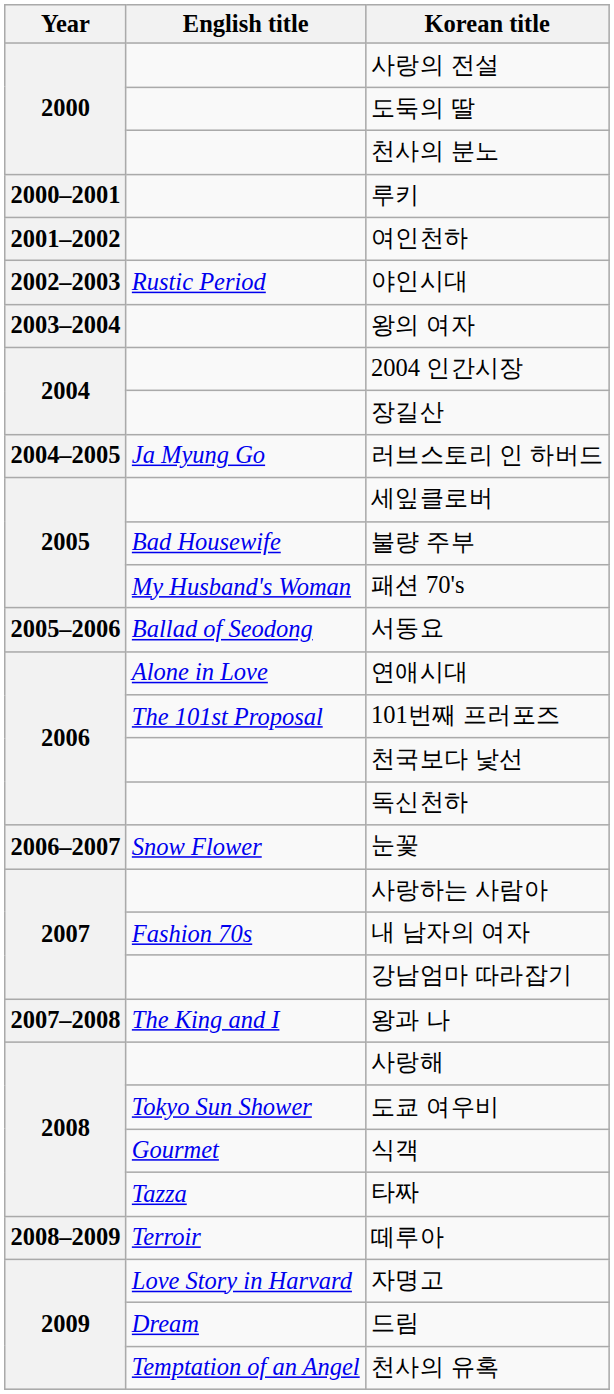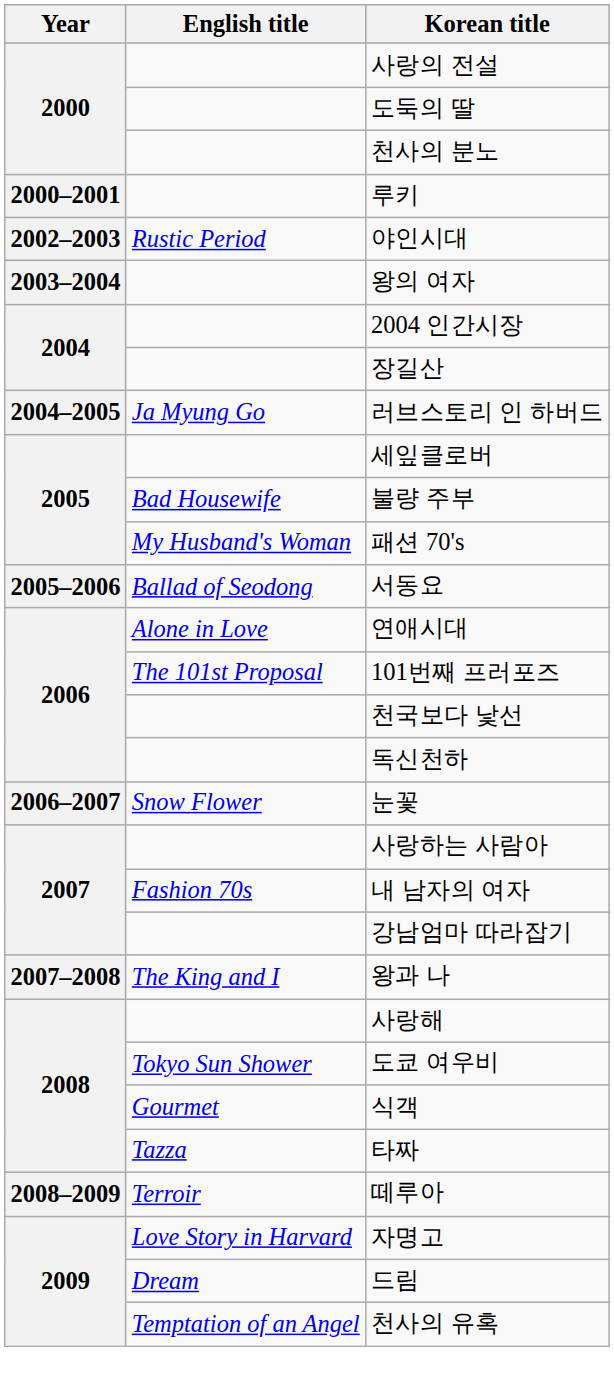- row: (420, 237)
